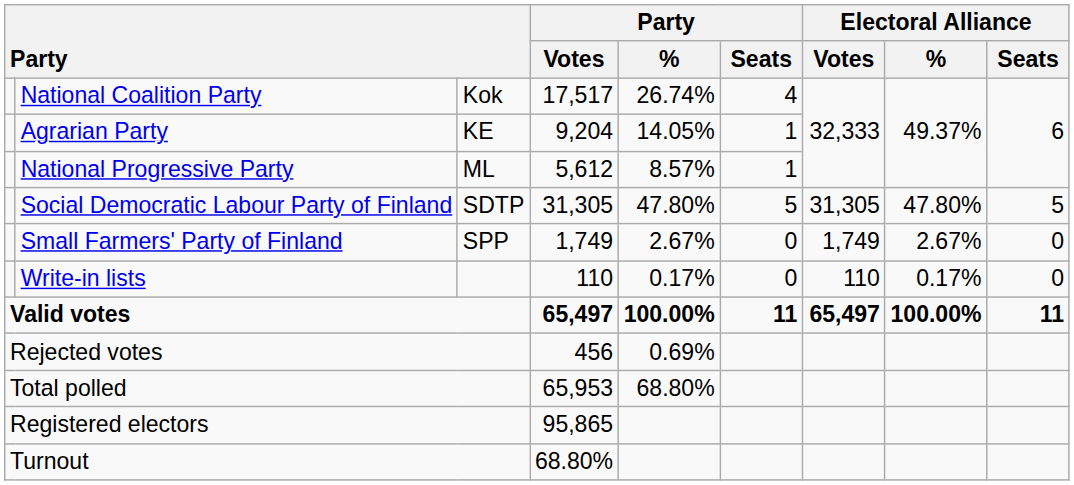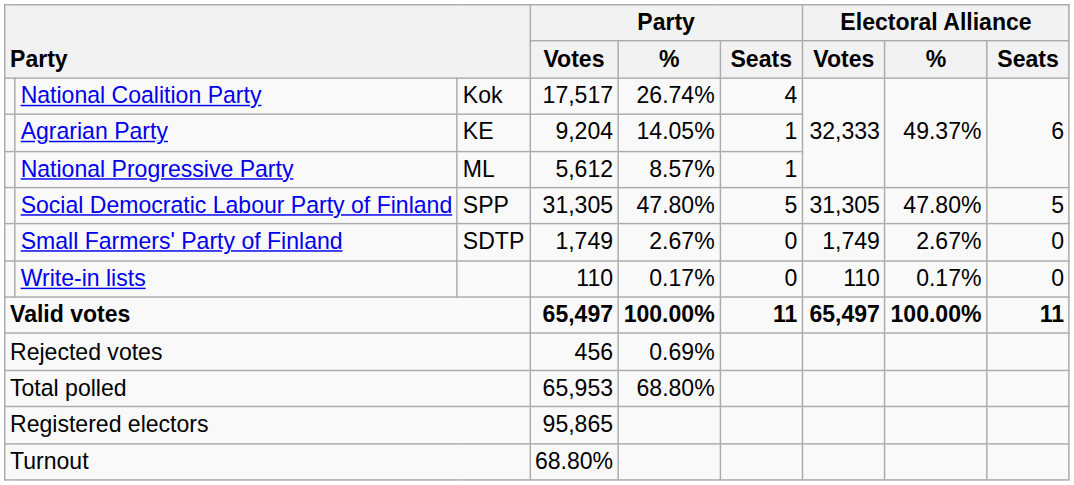(494, 205) SDTP -> (486, 205) SPP
(486, 242) SPP -> (494, 242) SDTP
